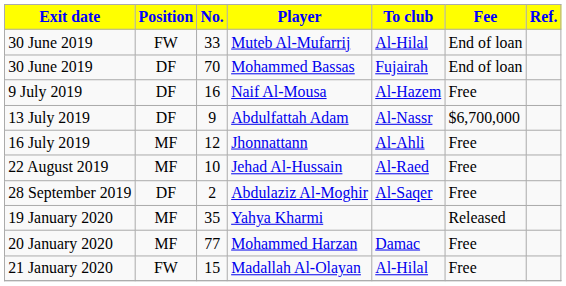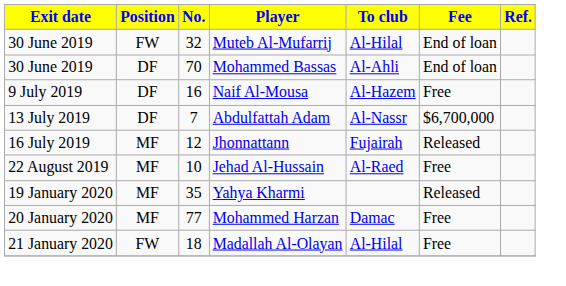(212, 42) 33 -> (194, 42) 32
(402, 67) Fujairah -> (374, 67) Al-Ahli
(212, 117) 9 -> (194, 117) 7
(400, 142) Al-Ahli -> (376, 142) Fujairah
(463, 142) Free -> (452, 142) Released
- row: (300, 192)
(212, 268) 15 -> (194, 243) 18
